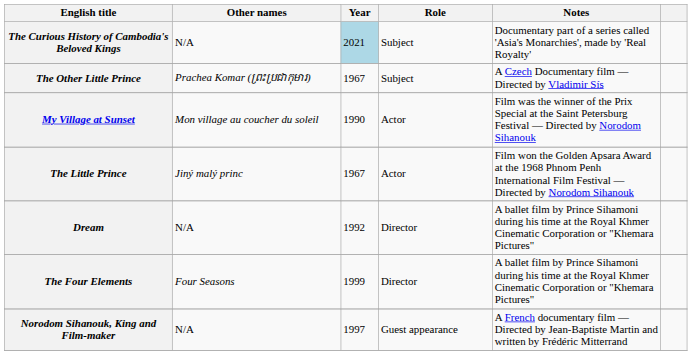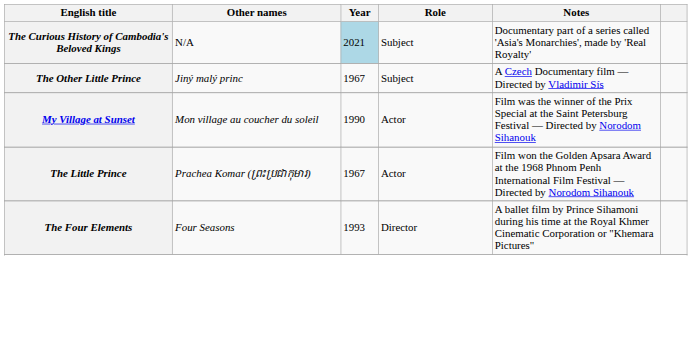(243, 77) Prachea Komar (ព្រះប្រជាកុមារ) -> (209, 78) Jiný malý princ
(209, 173) Jiný malý princ -> (243, 173) Prachea Komar (ព្រះប្រជាកុមារ)
- row: (88, 227)
(354, 281) 1999 -> (354, 227) 1993
- row: (88, 329)
